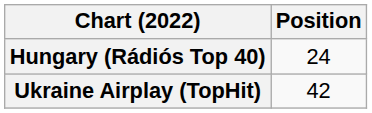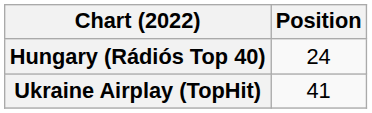(319, 90) 42 -> (319, 90) 41
